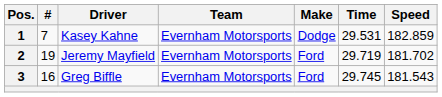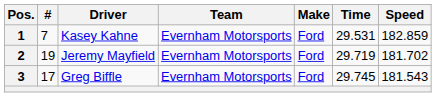(317, 35) Dodge -> (311, 35) Ford
(48, 76) 16 -> (48, 76) 17
